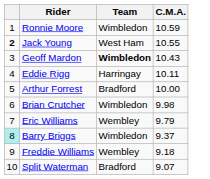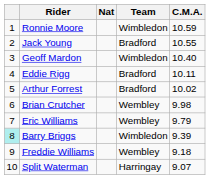+ column: (106, 12)
(12, 43) bold -> (12, 43) normal
(121, 43) West Ham -> (137, 43) Bradford
(125, 58) bold -> (143, 58) normal
(168, 58) 10.43 -> (184, 58) 10.40
(120, 74) Harringay -> (137, 74) Bradford
(168, 89) 10.00 -> (184, 89) 10.02
(123, 105) Wimbledon -> (139, 105) Wembley
(165, 136) 9.37 -> (182, 136) 9.39
(117, 167) Bradford -> (140, 167) Harringay
